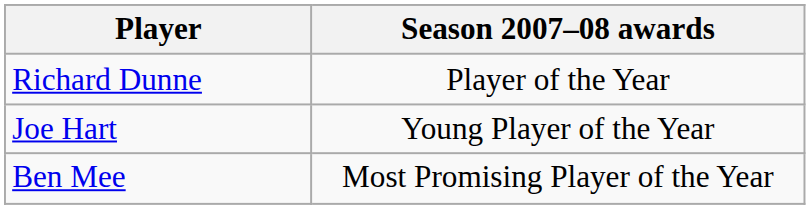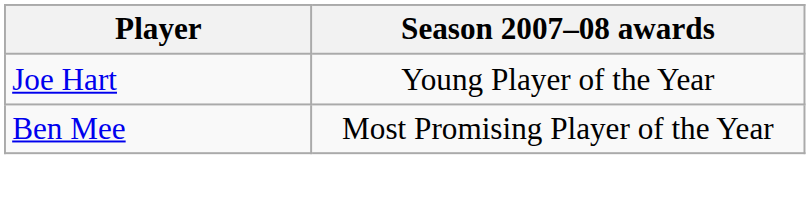- row: (107, 78)
